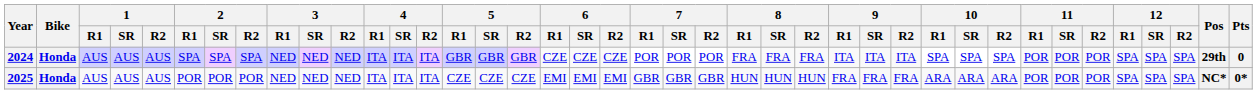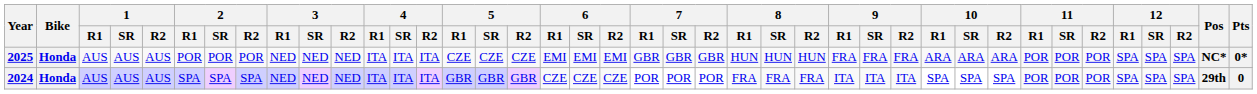rows swapped: (20, 57) <-> (20, 78)
